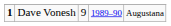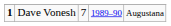(84, 13) 9 -> (84, 13) 7
